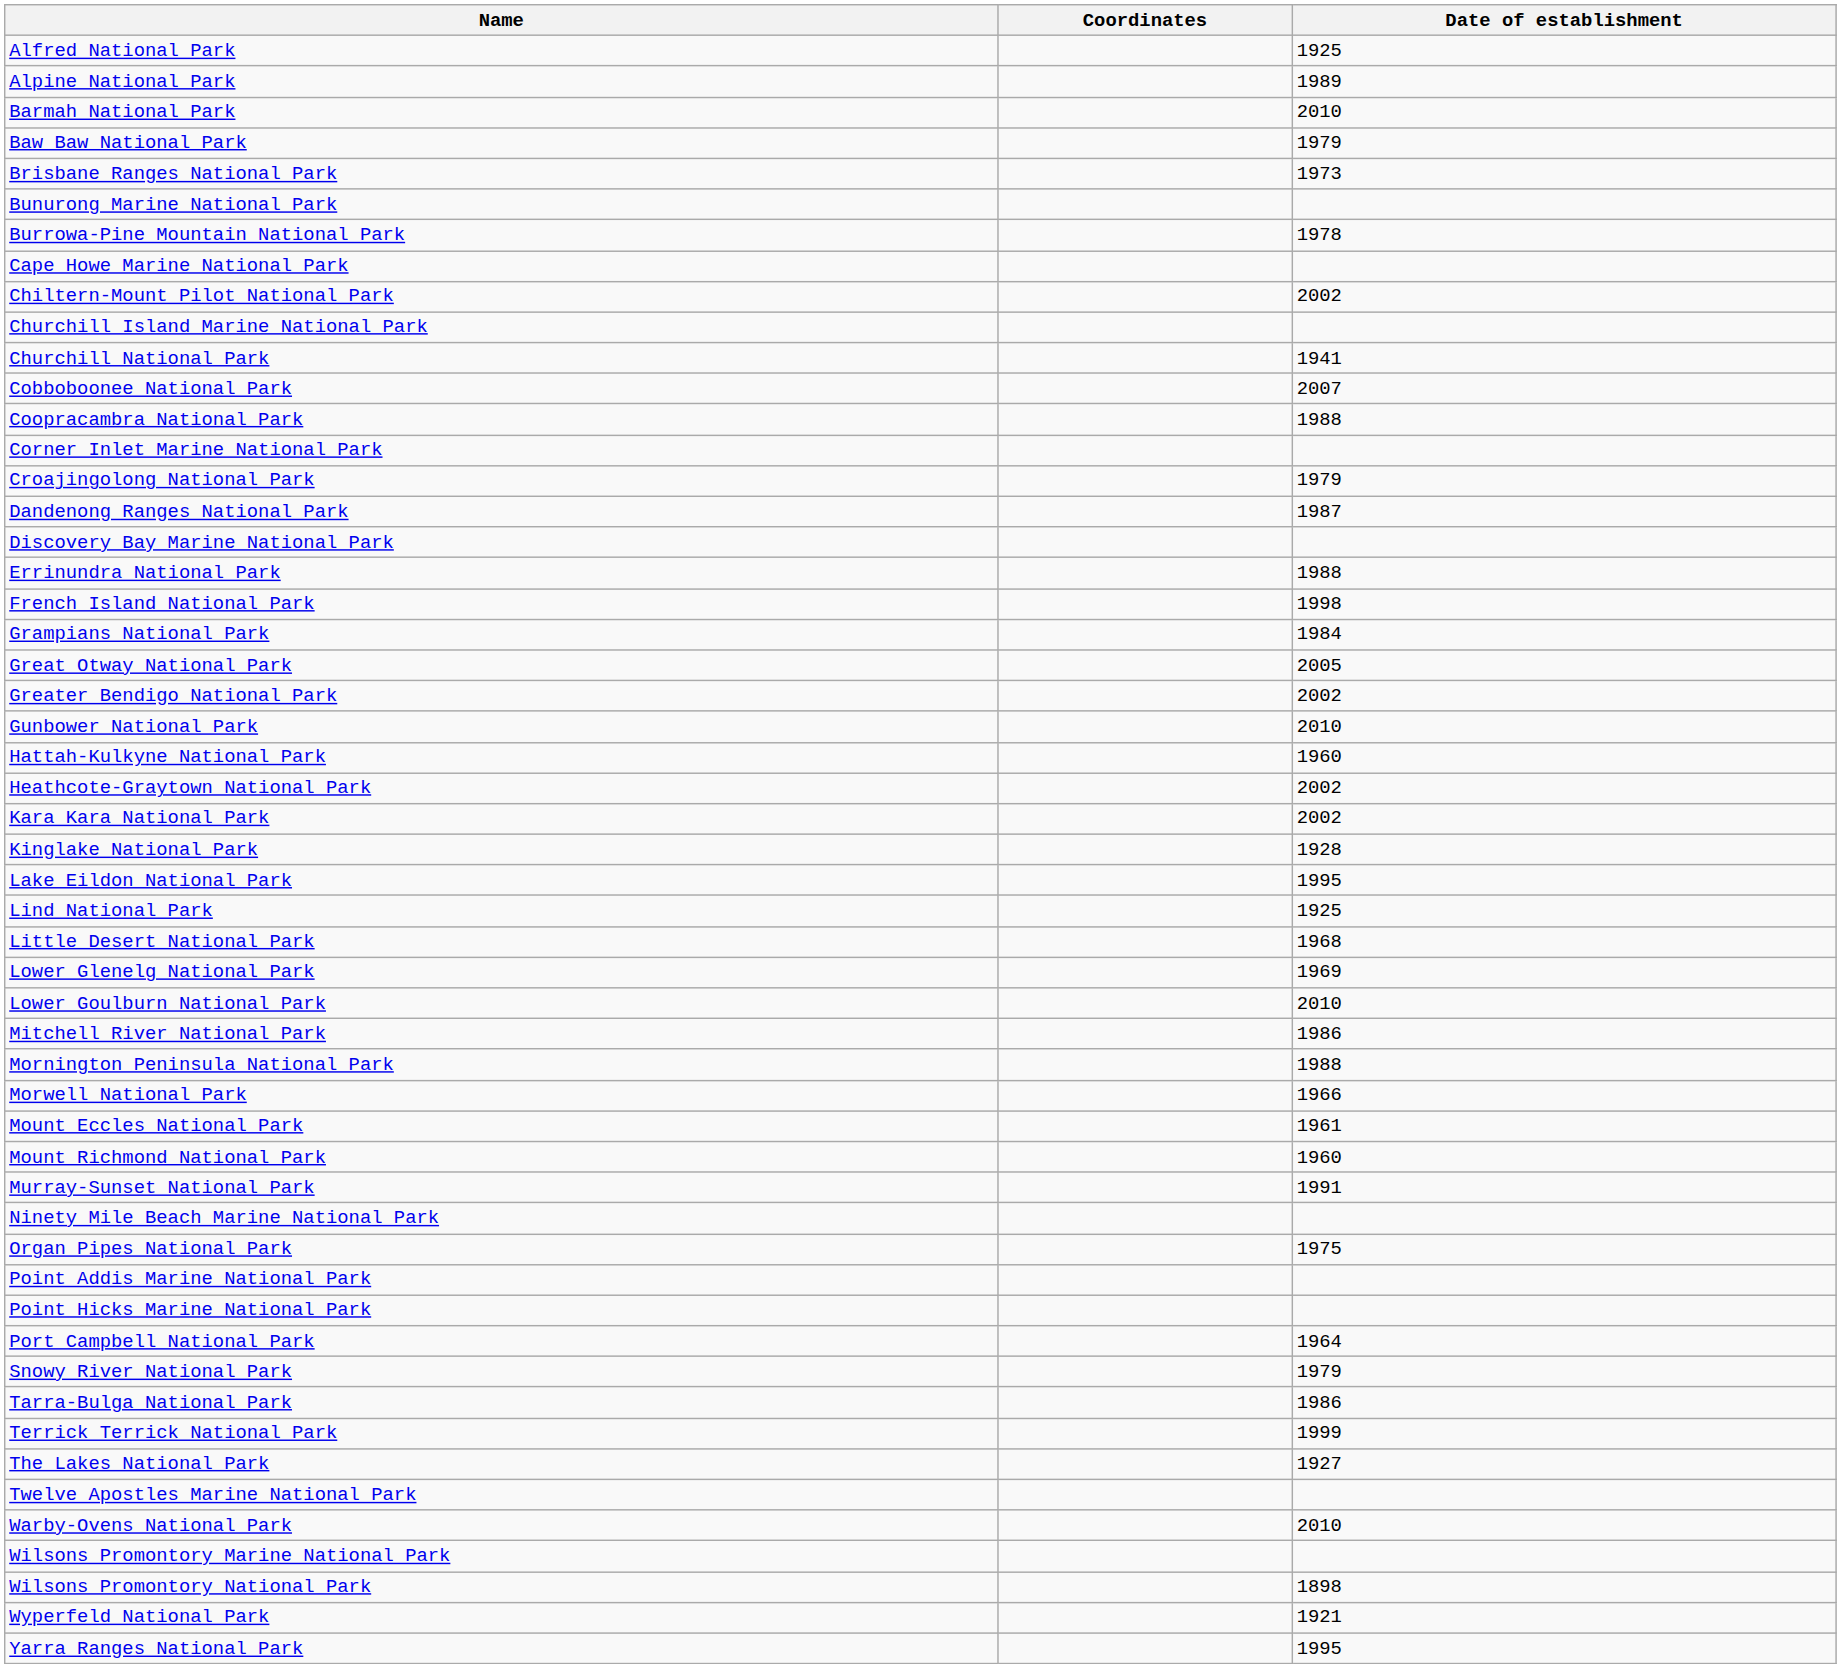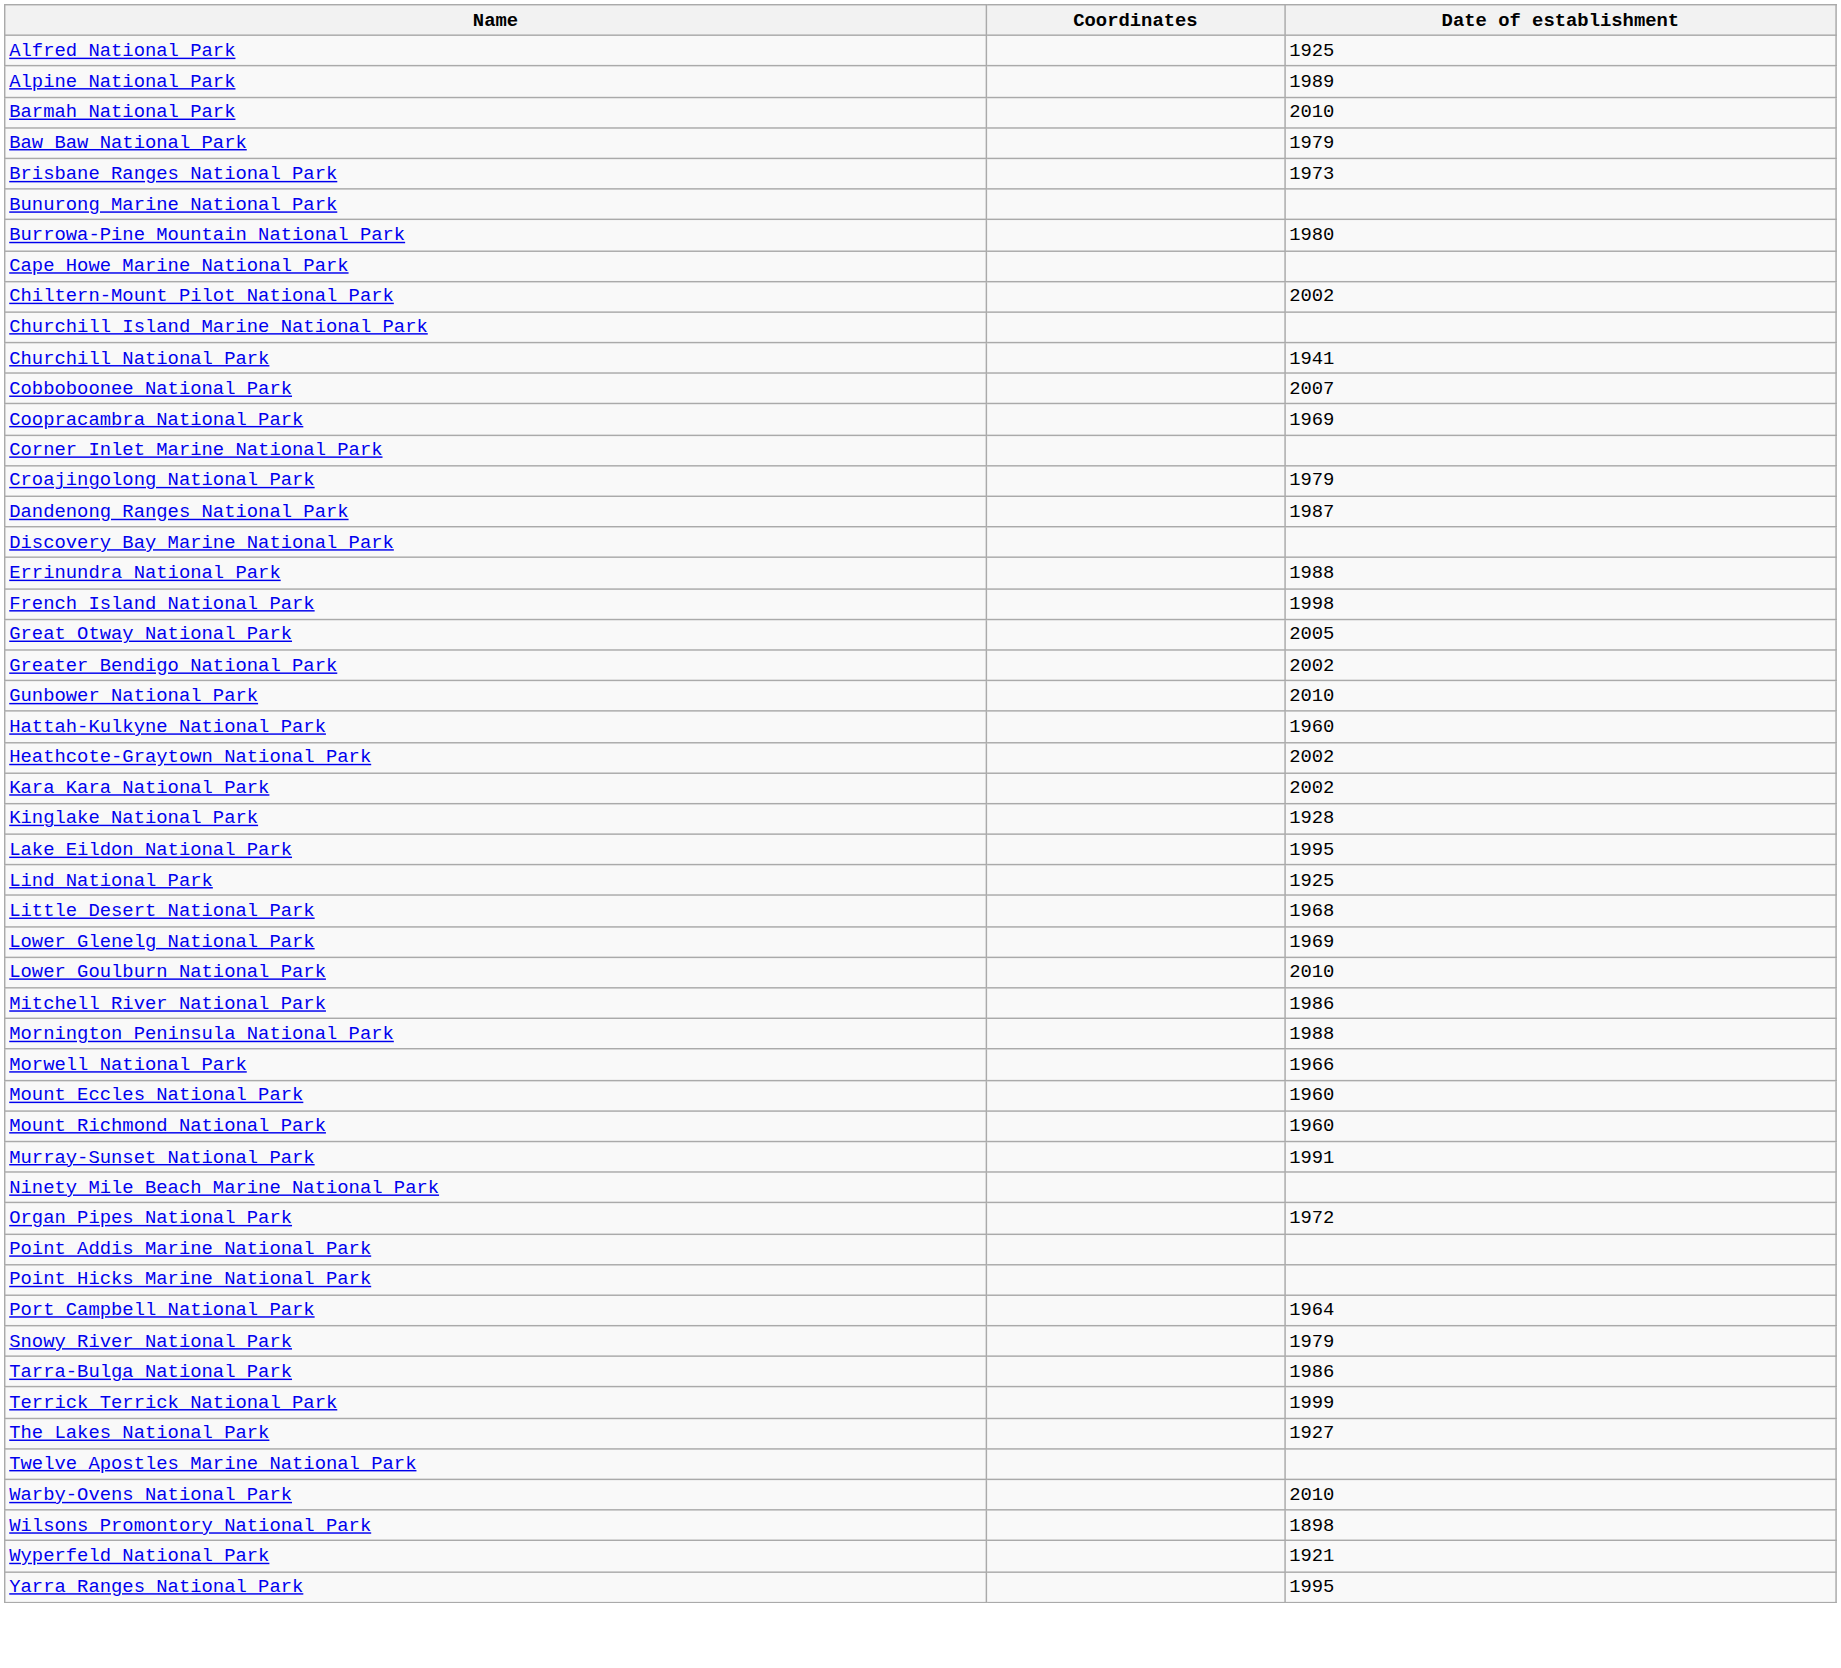(1319, 235) 1978 -> (1312, 235) 1980
(1319, 419) 1988 -> (1312, 419) 1969
- row: (139, 635)
(1319, 1126) 1961 -> (1312, 1095) 1960
(1319, 1249) 1975 -> (1312, 1218) 1972
- row: (230, 1556)
